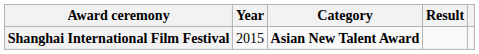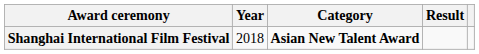(250, 37) 2015 -> (250, 37) 2018
